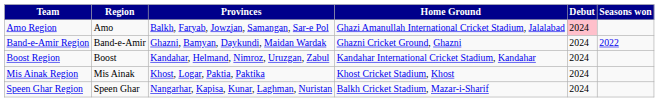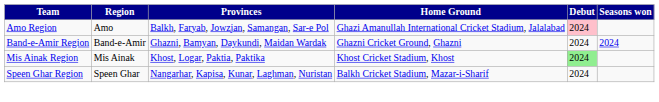(609, 43) 2022 -> (609, 43) 2024
- row: (33, 58)
(579, 74) no background -> (579, 58) lightgreen background
